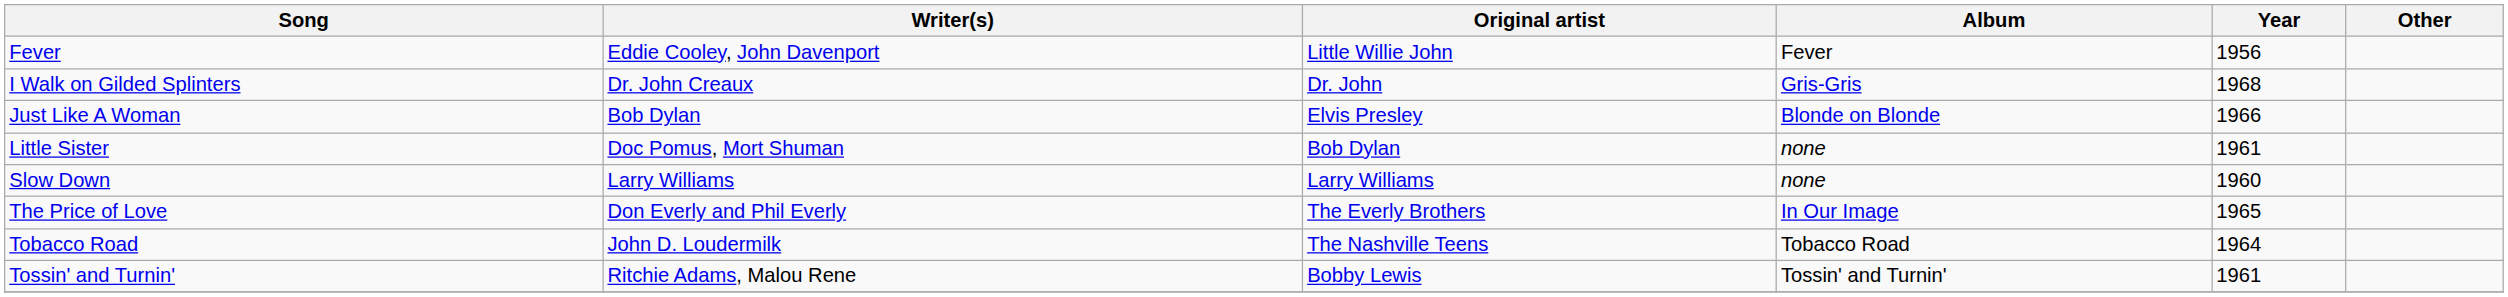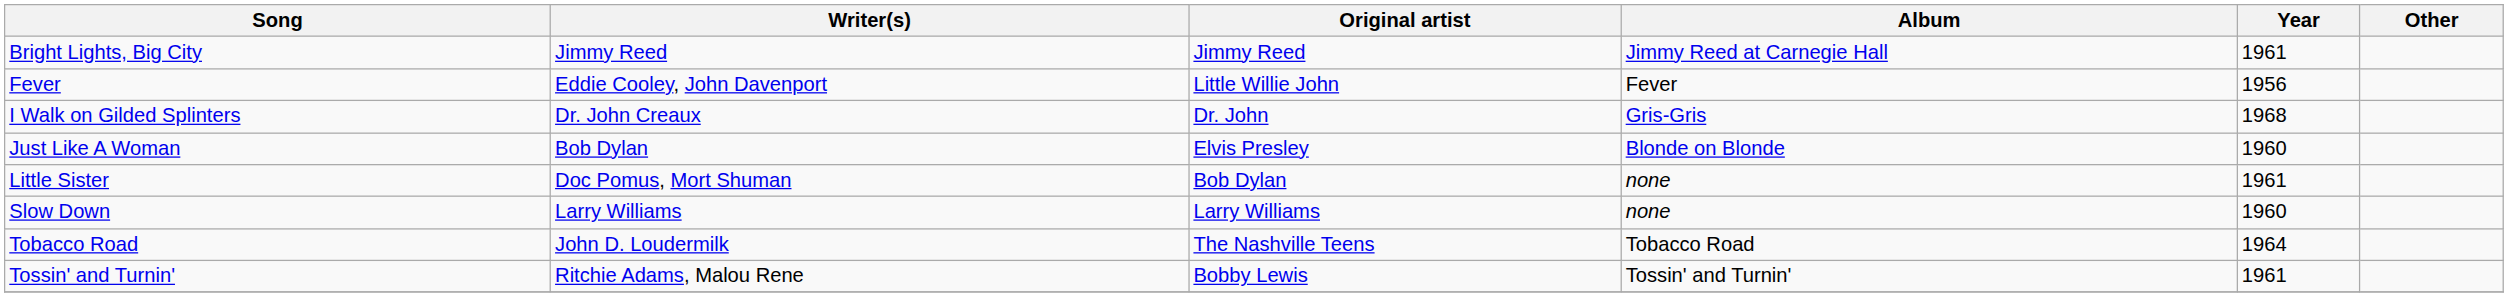+ row: (106, 52)
(2239, 116) 1966 -> (2264, 148) 1960
- row: (88, 212)
